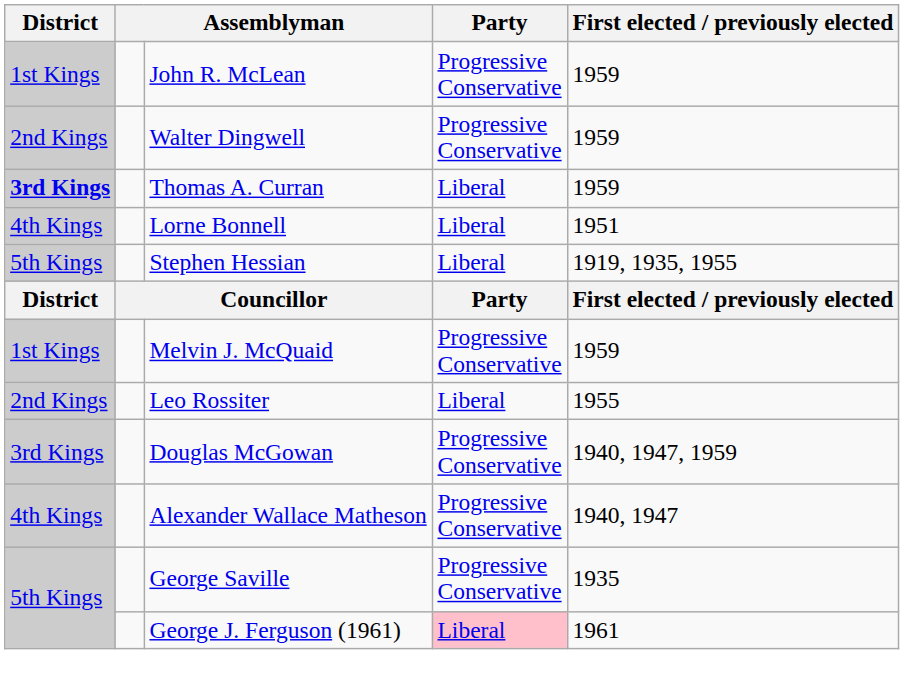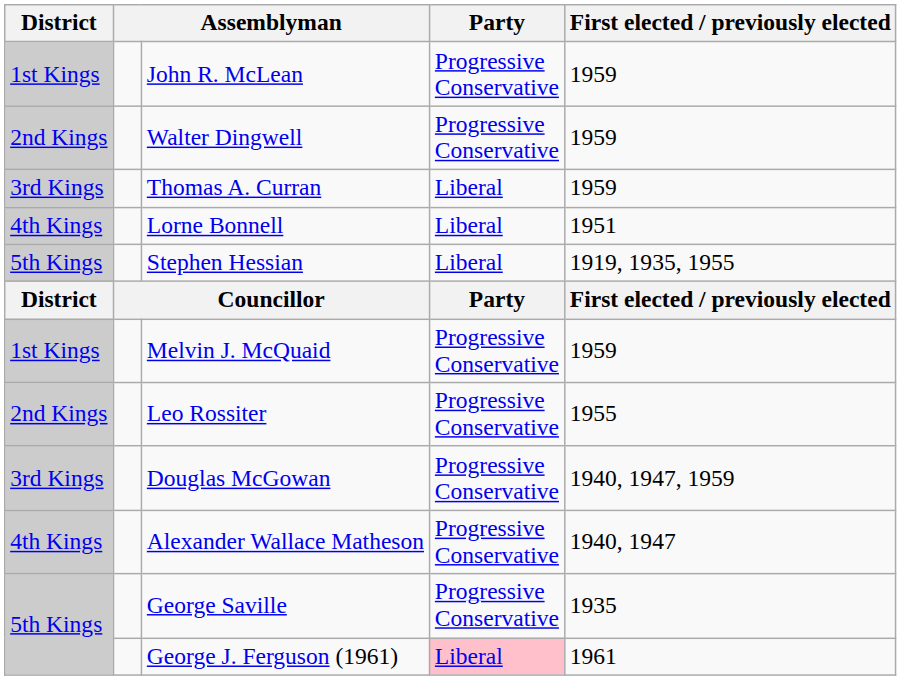(60, 187) bold -> (57, 187) normal
(471, 400) Liberal -> (497, 414) Progressive Conservative
